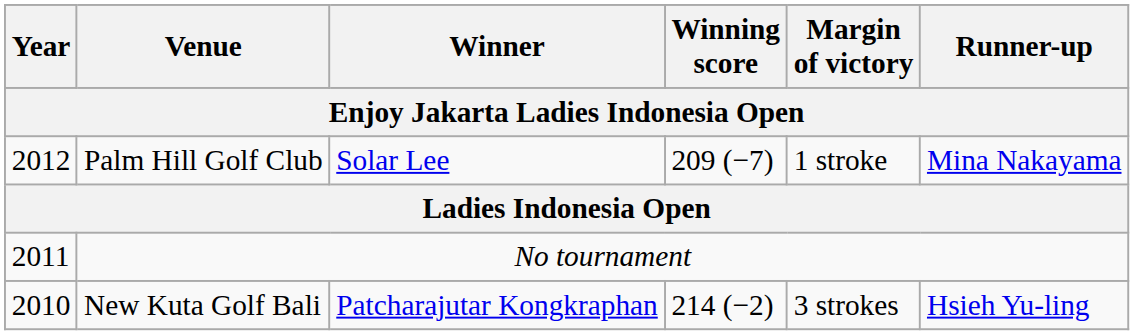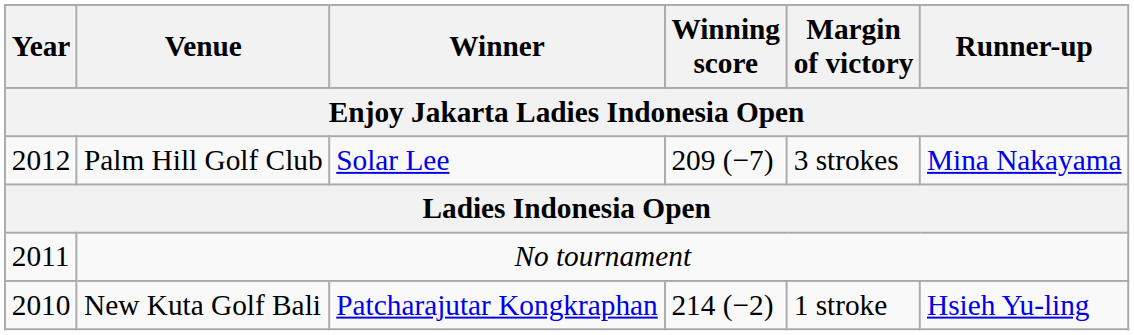(840, 160) 1 stroke -> (846, 160) 3 strokes
(846, 305) 3 strokes -> (840, 305) 1 stroke
